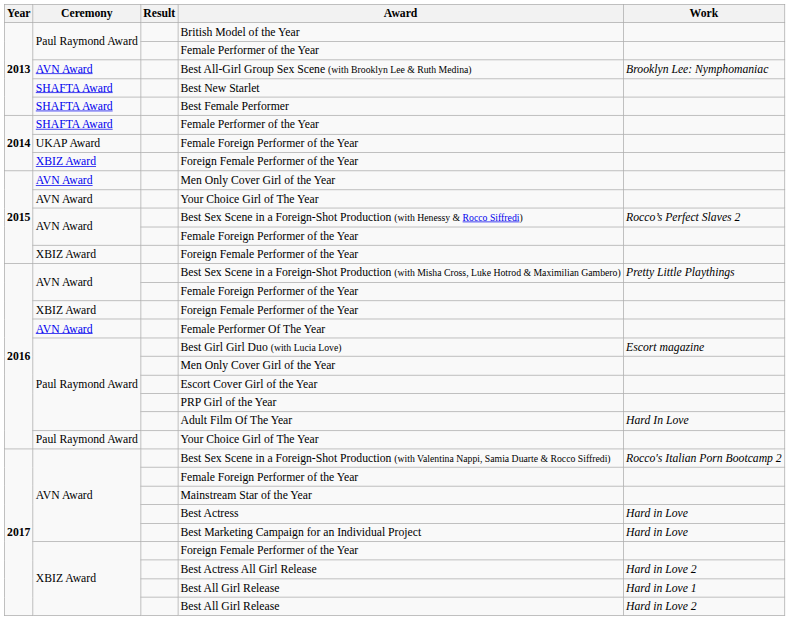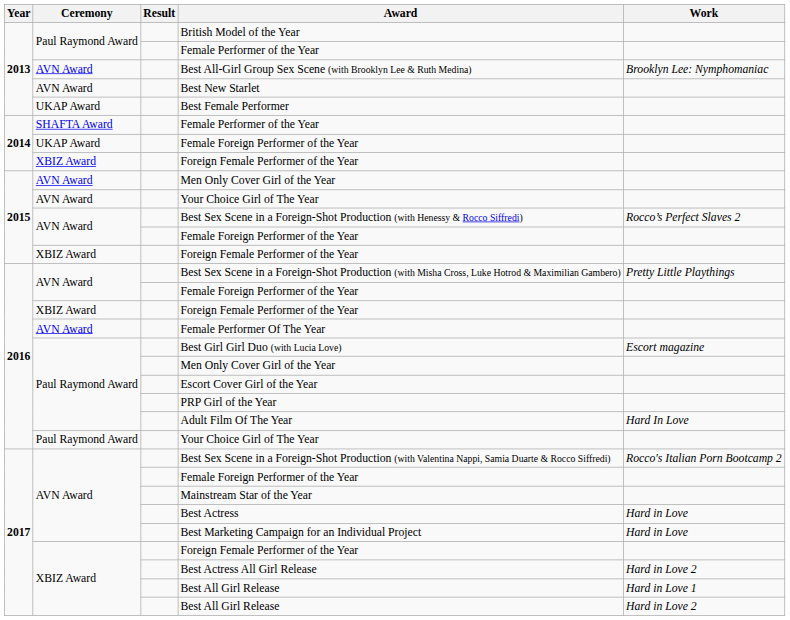(74, 87) SHAFTA Award -> (64, 87) AVN Award
(74, 106) SHAFTA Award -> (68, 106) UKAP Award
